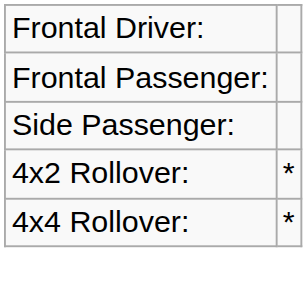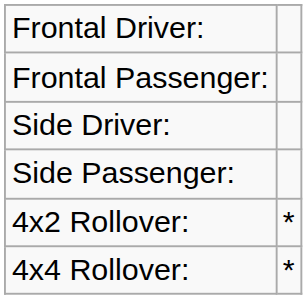+ row: (91, 125)
